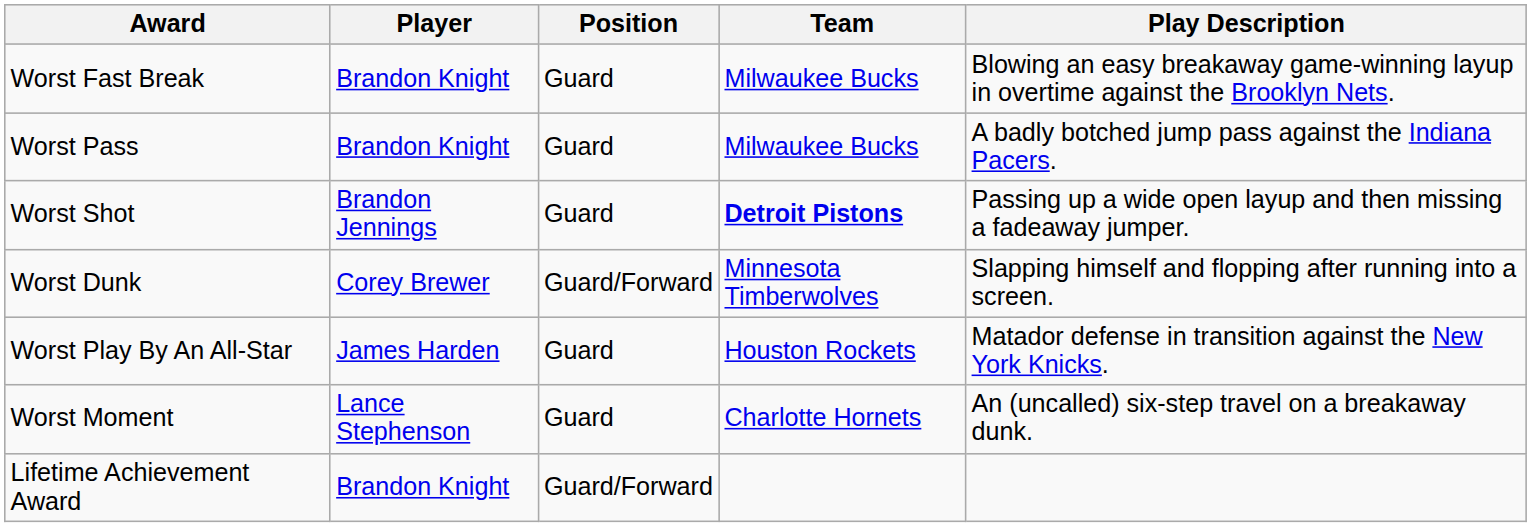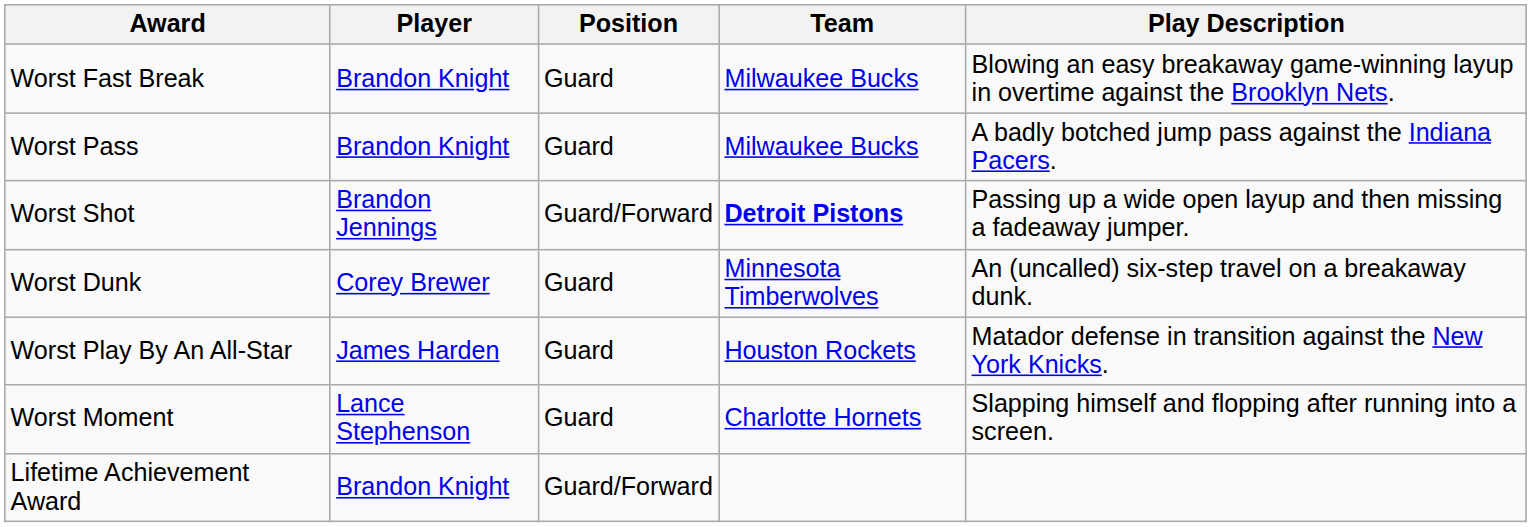(579, 214) Guard -> (628, 214) Guard/Forward
(628, 282) Guard/Forward -> (579, 282) Guard
(1244, 282) Slapping himself and flopping after running into a screen. -> (1219, 282) An (uncalled) six-step travel on a breakaway dunk.
(1219, 418) An (uncalled) six-step travel on a breakaway dunk. -> (1244, 418) Slapping himself and flopping after running into a screen.
